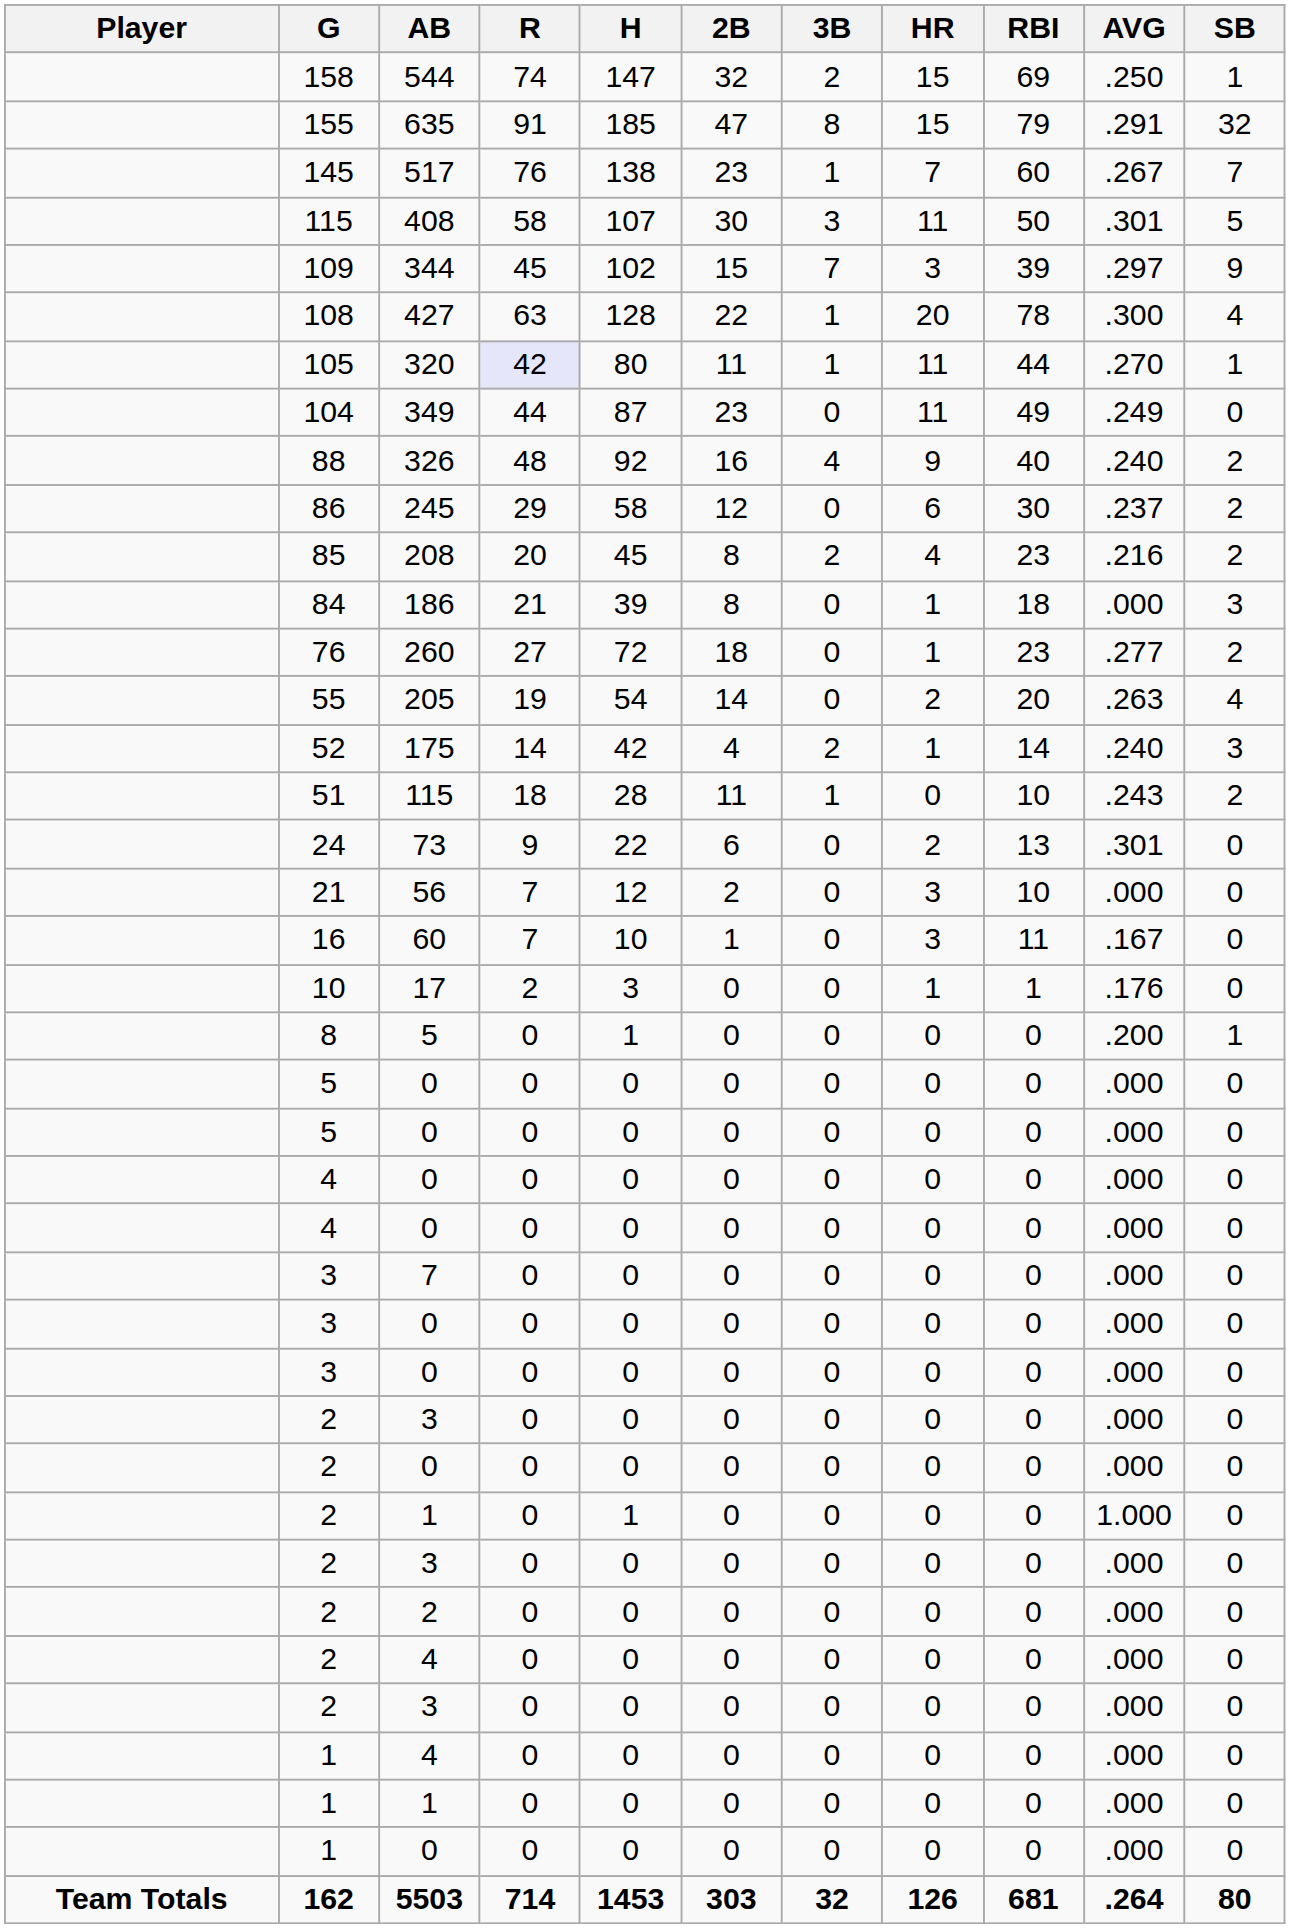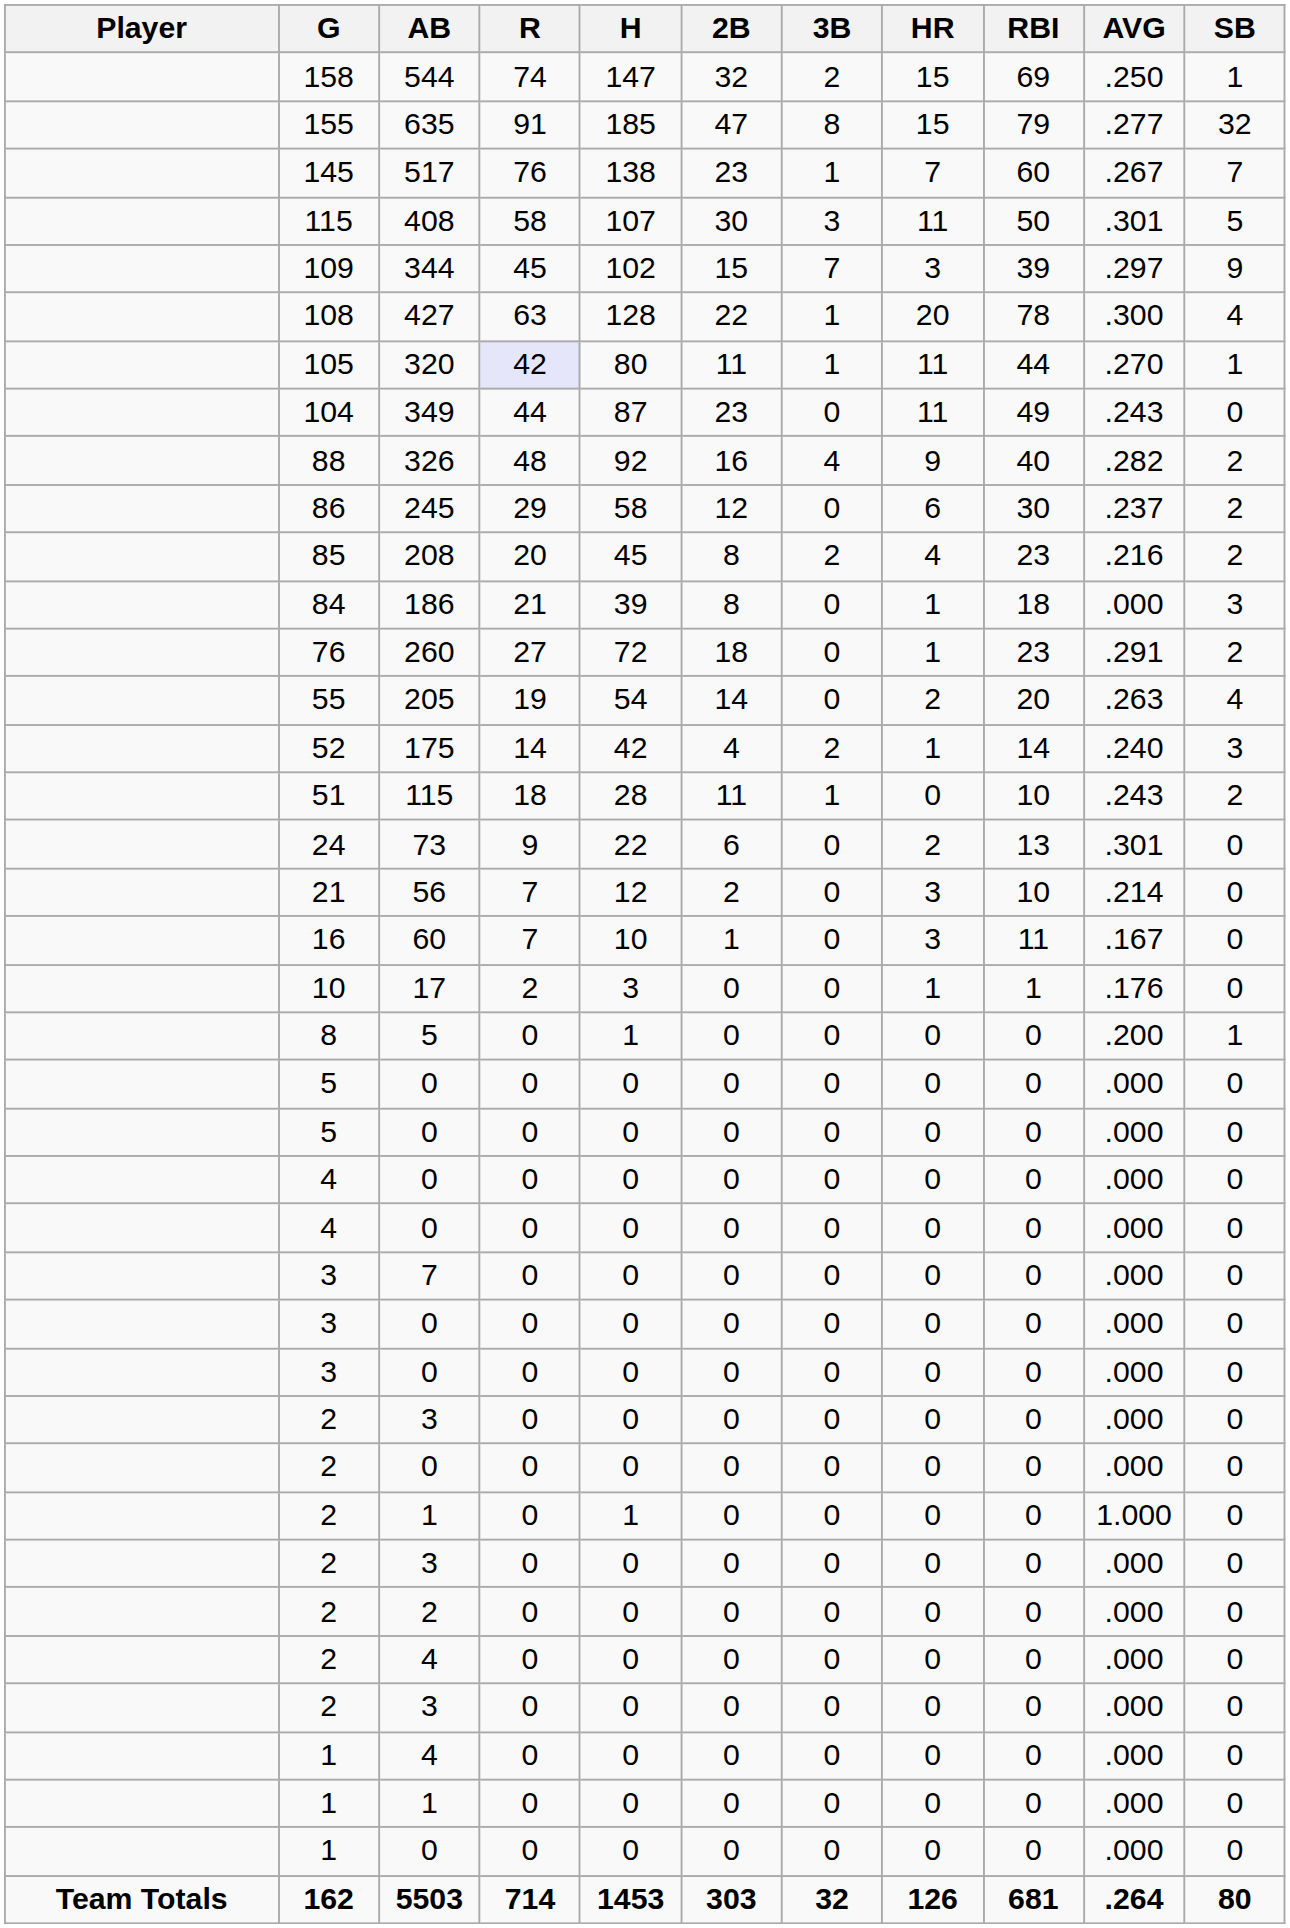(1134, 124) .291 -> (1134, 124) .277
(1134, 412) .249 -> (1134, 412) .243
(1134, 460) .240 -> (1134, 460) .282
(1134, 651) .277 -> (1134, 651) .291
(1134, 891) .000 -> (1134, 891) .214
